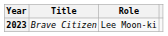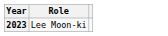- column: (64, 11)
